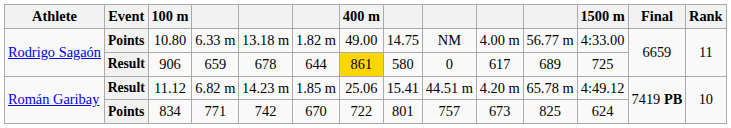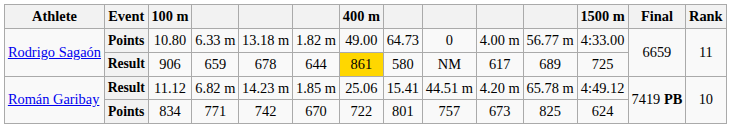(403, 40) 14.75 -> (403, 40) 64.73
(449, 40) NM -> (449, 40) 0
(449, 64) 0 -> (449, 64) NM
